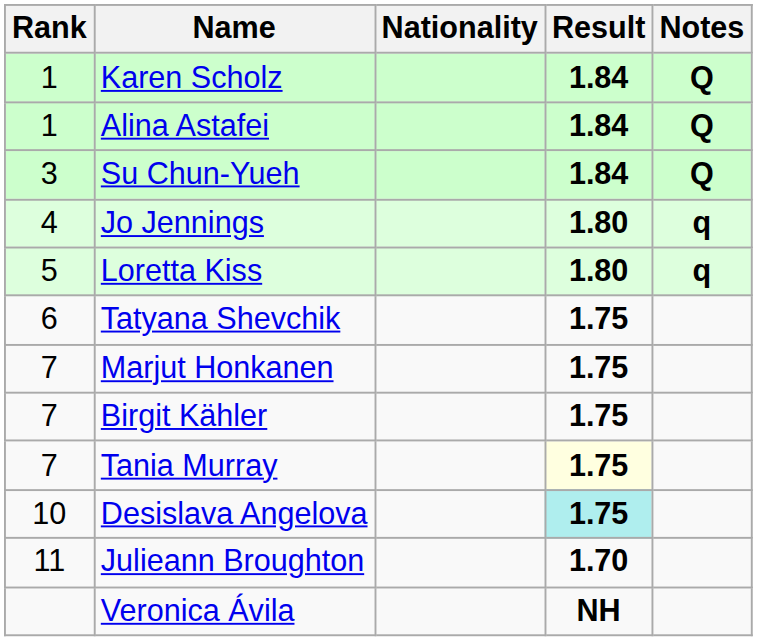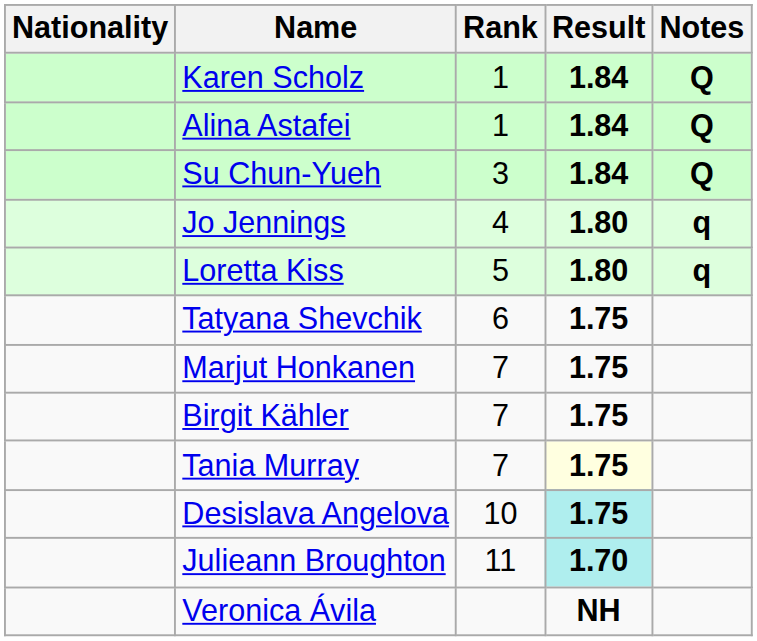columns swapped: (49, 28) <-> (460, 28)
(599, 561) no background -> (599, 561) paleturquoise background
